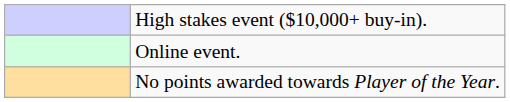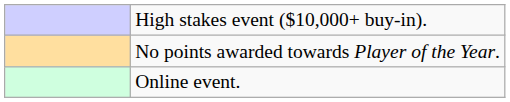rows swapped: (318, 81) <-> (188, 50)
